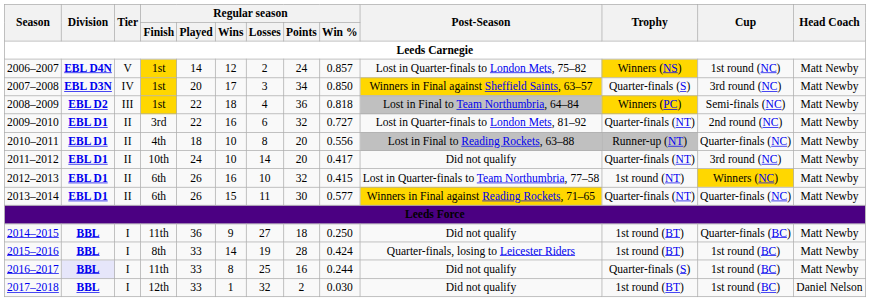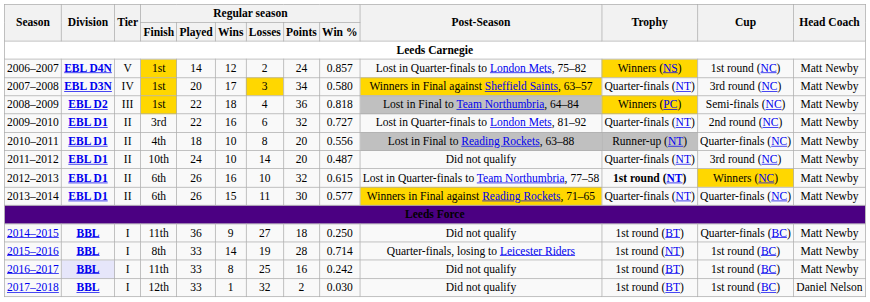(265, 86) no background -> (265, 86) gold background
(340, 86) 0.850 -> (340, 86) 0.580
(650, 86) Quarter-finals (S) -> (650, 86) Quarter-finals (NT)
(340, 159) 0.417 -> (340, 159) 0.487
(340, 178) 0.415 -> (340, 178) 0.615
(650, 178) normal -> (650, 178) bold
(340, 251) 0.424 -> (340, 251) 0.714
(650, 251) 1st round (BT) -> (650, 251) 1st round (NT)
(340, 269) 0.244 -> (340, 269) 0.242
(650, 269) Quarter-finals (S) -> (650, 269) 1st round (BT)
